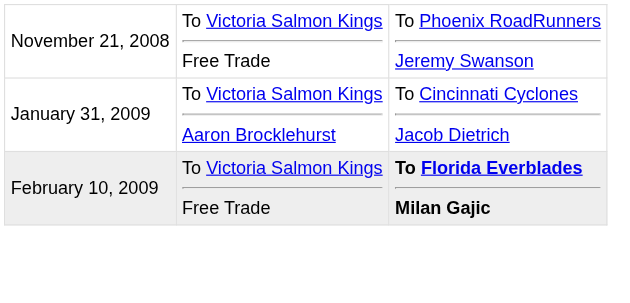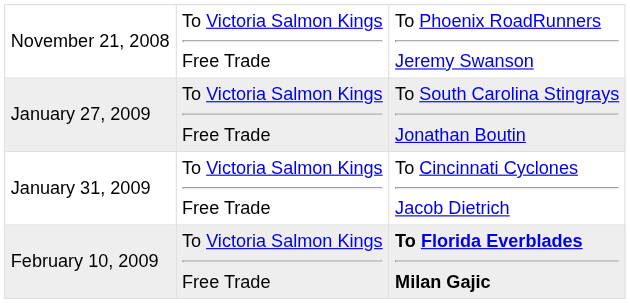+ row: (81, 114)
(282, 114) To Victoria Salmon Kings Aaron Brocklehurst -> (282, 188) To Victoria Salmon Kings Free Trade
